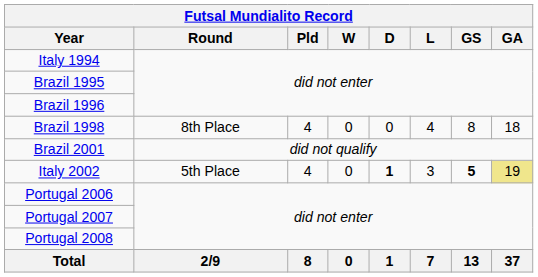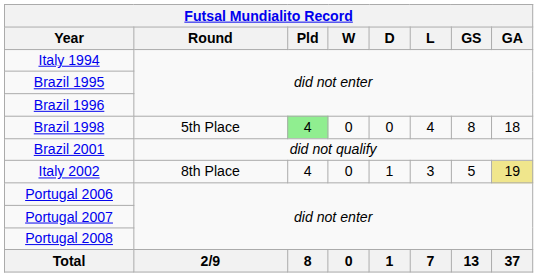(210, 128) 8th Place -> (210, 128) 5th Place
(308, 128) no background -> (308, 128) lightgreen background
(210, 172) 5th Place -> (210, 172) 8th Place
(389, 172) bold -> (389, 172) normal
(471, 172) bold -> (471, 172) normal
